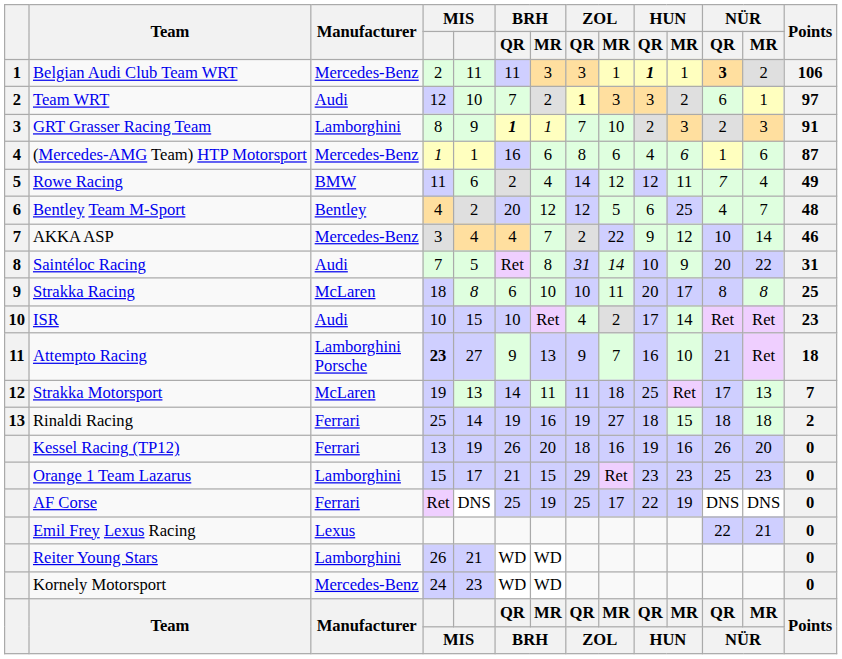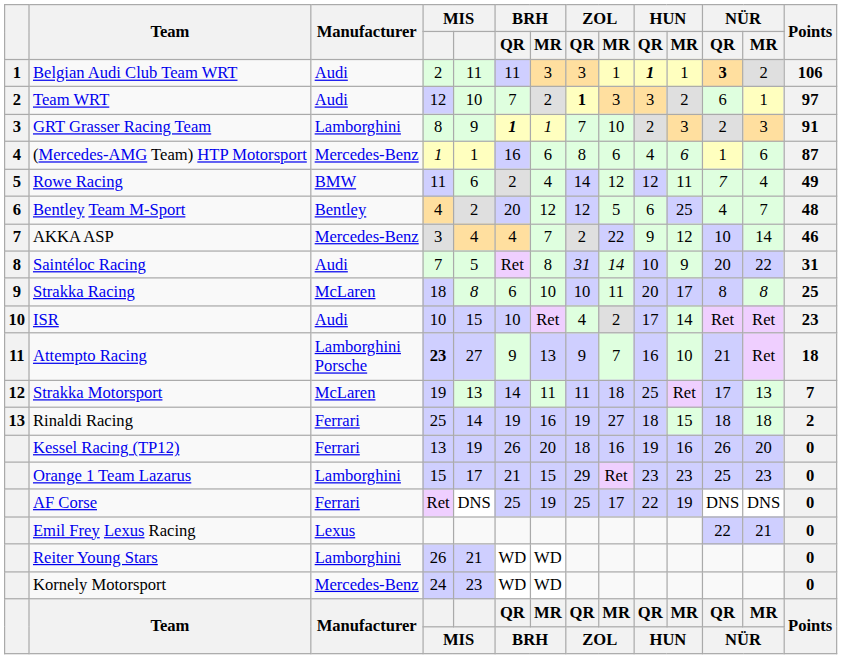(367, 72) Mercedes-Benz -> (331, 72) Audi
